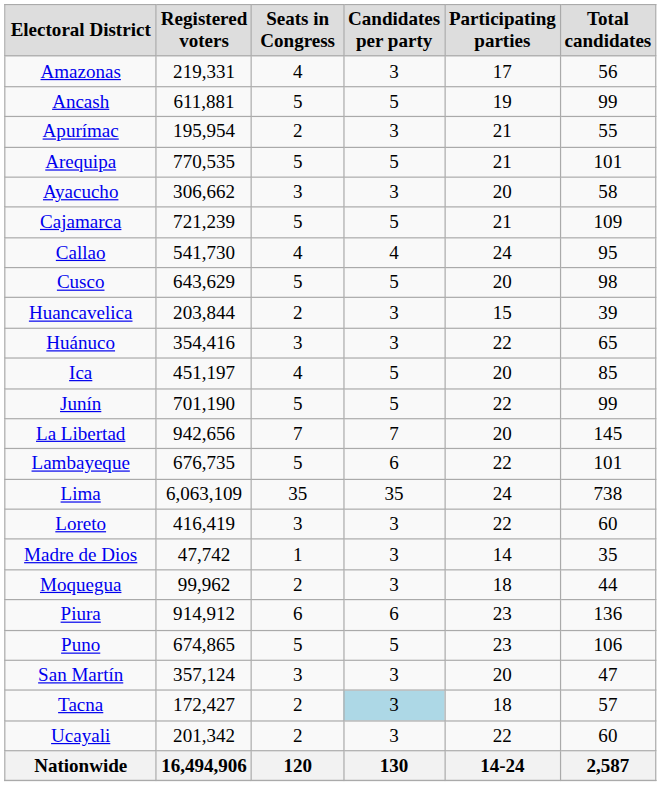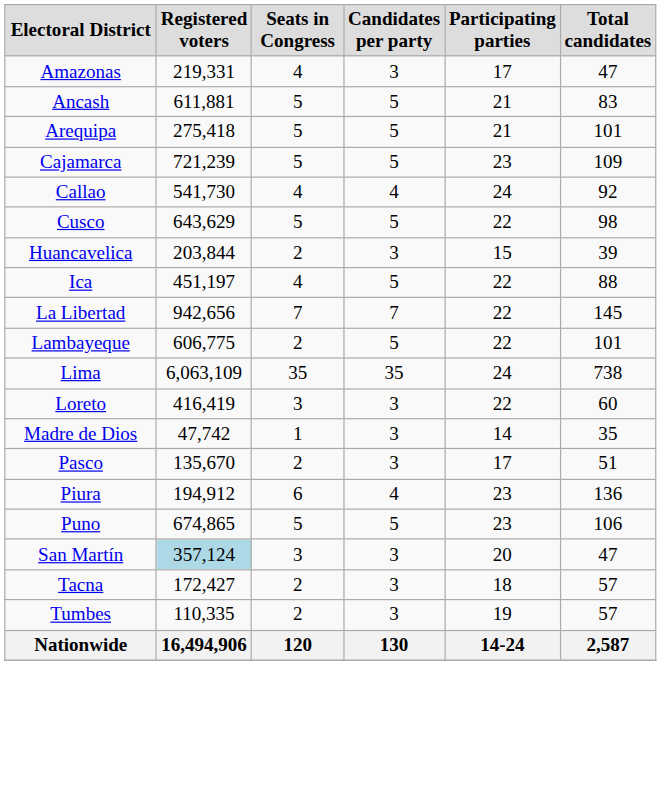(608, 71) 56 -> (608, 71) 47
(502, 101) 19 -> (502, 101) 21
(608, 101) 99 -> (608, 101) 83
- row: (81, 131)
(204, 161) 770,535 -> (204, 131) 275,418
- row: (81, 191)
(502, 222) 21 -> (502, 161) 23
(608, 252) 95 -> (608, 191) 92
(502, 282) 20 -> (502, 222) 22
- row: (81, 342)
(502, 373) 20 -> (502, 282) 22
(608, 373) 85 -> (608, 282) 88
- row: (81, 403)
(502, 433) 20 -> (502, 312) 22
(204, 463) 676,735 -> (204, 342) 606,775
(298, 463) 5 -> (298, 342) 2
(394, 463) 6 -> (394, 342) 5
- row: (81, 584)
+ row: (81, 463)
(204, 614) 914,912 -> (204, 493) 194,912
(394, 614) 6 -> (394, 493) 4
(204, 675) no background -> (204, 554) lightblue background
(394, 705) lightblue background -> (394, 584) no background
+ row: (81, 614)
- row: (81, 735)
